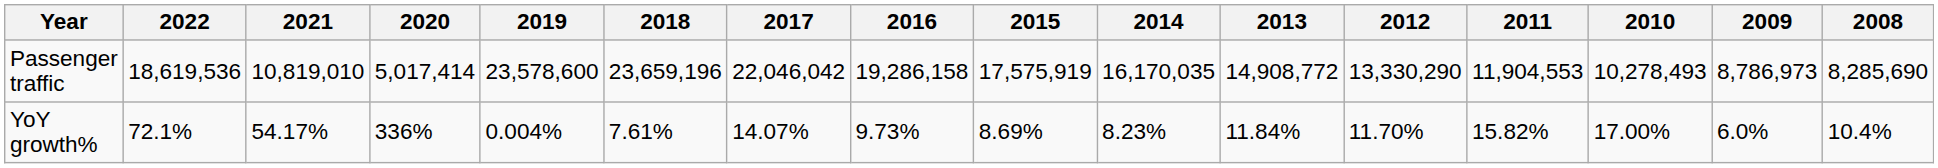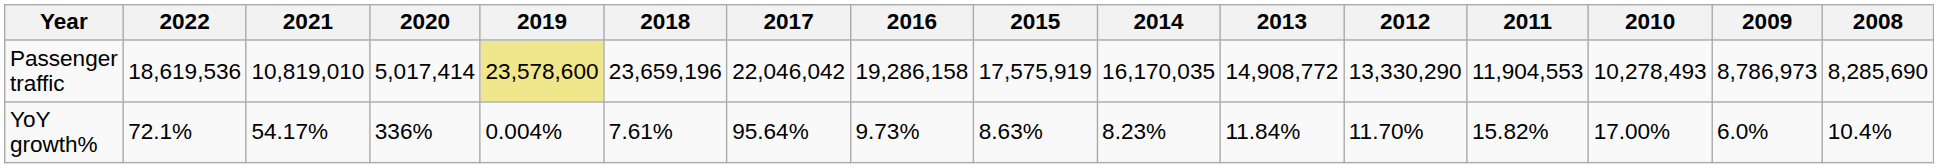(542, 70) no background -> (542, 70) khaki background
(770, 132) 14.07% -> (770, 132) 95.64%
(1011, 132) 8.69% -> (1011, 132) 8.63%
